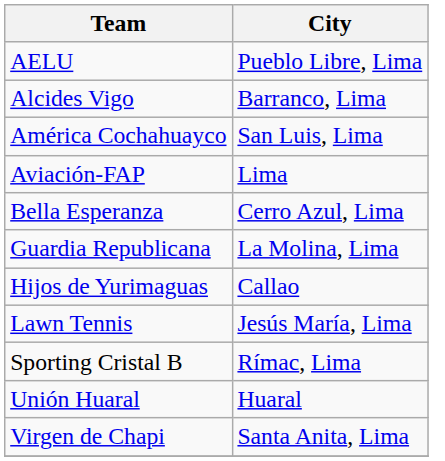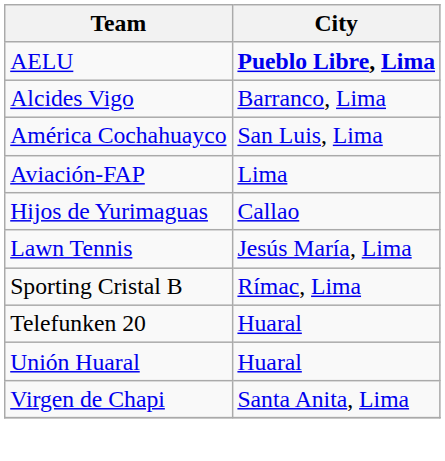(330, 60) normal -> (336, 60) bold
- row: (87, 211)
- row: (110, 248)
+ row: (78, 323)
